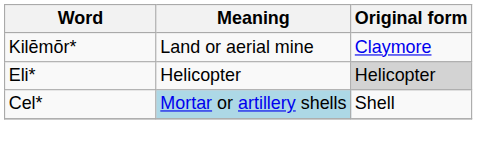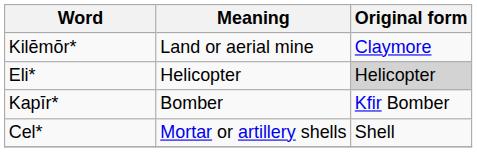+ row: (34, 103)
(253, 103) lightblue background -> (253, 132) no background
